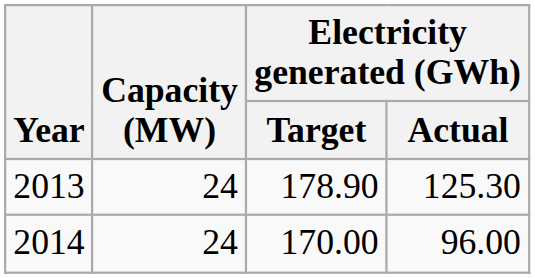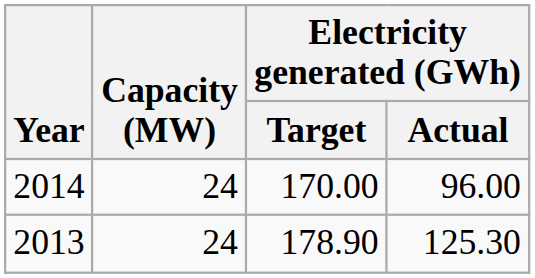rows swapped: (49, 186) <-> (49, 242)
